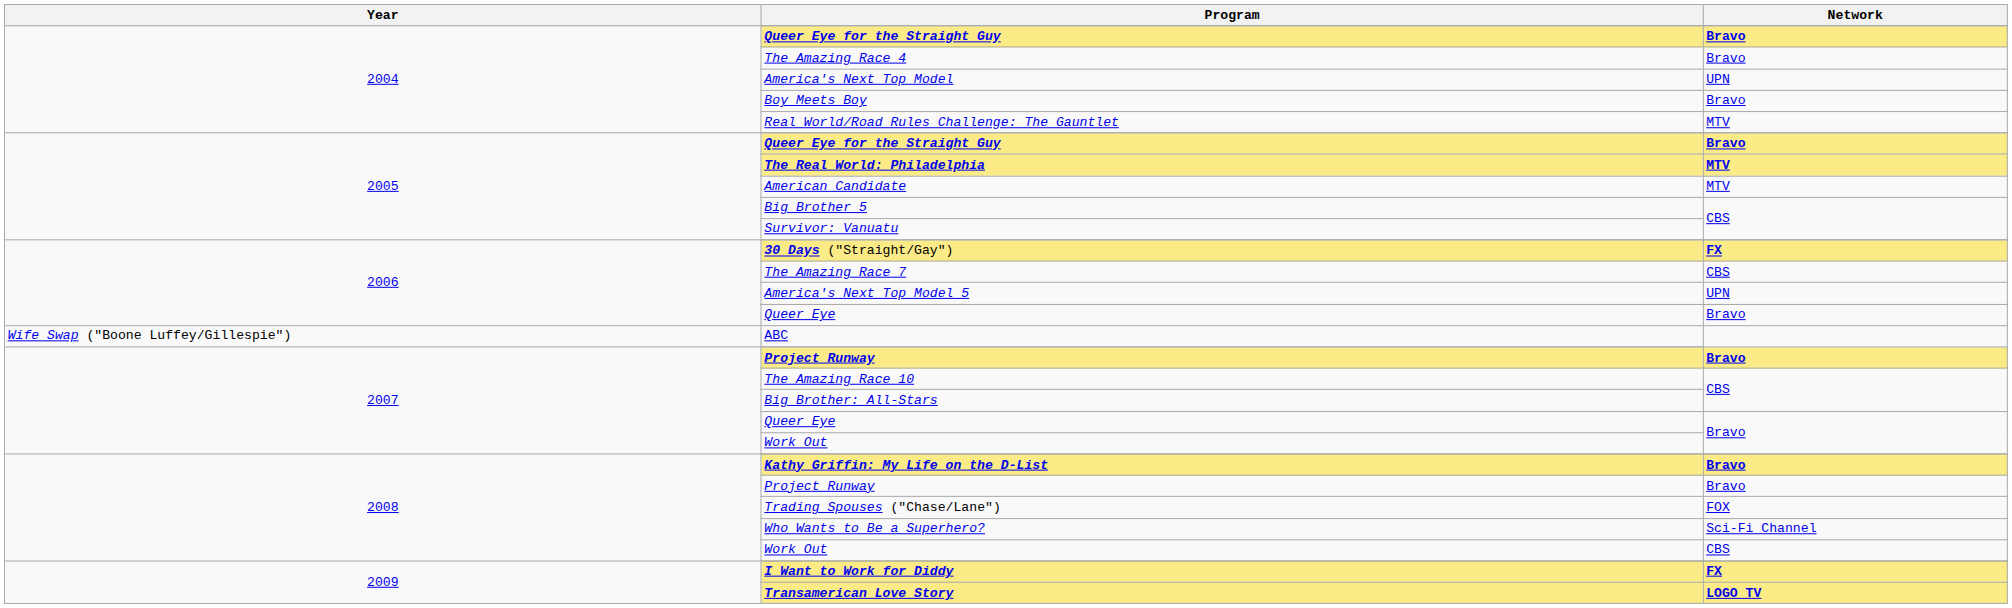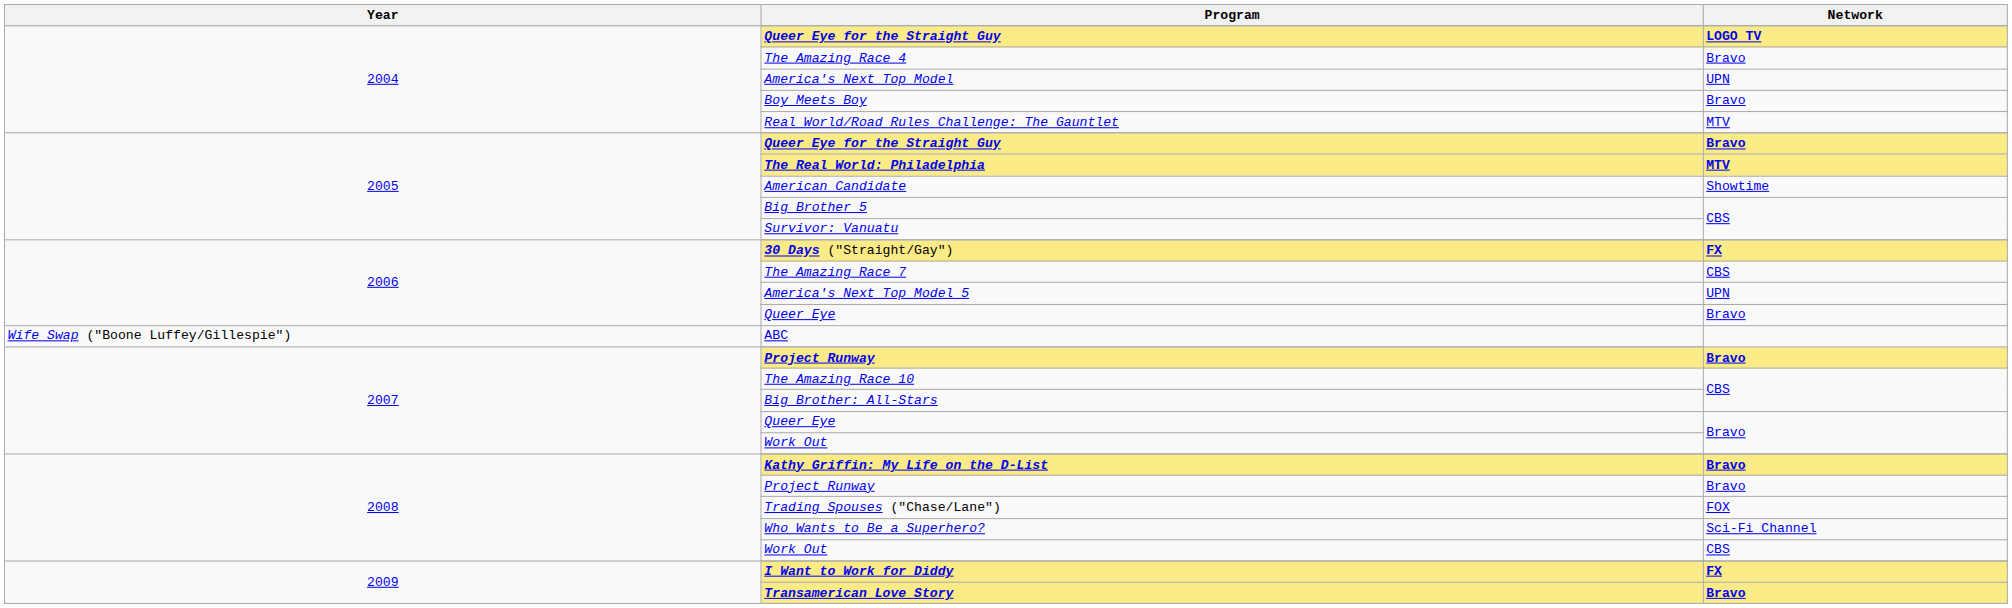(1726, 37) Bravo -> (1734, 37) LOGO TV
(1718, 186) MTV -> (1738, 186) Showtime
(1734, 593) LOGO TV -> (1726, 593) Bravo
